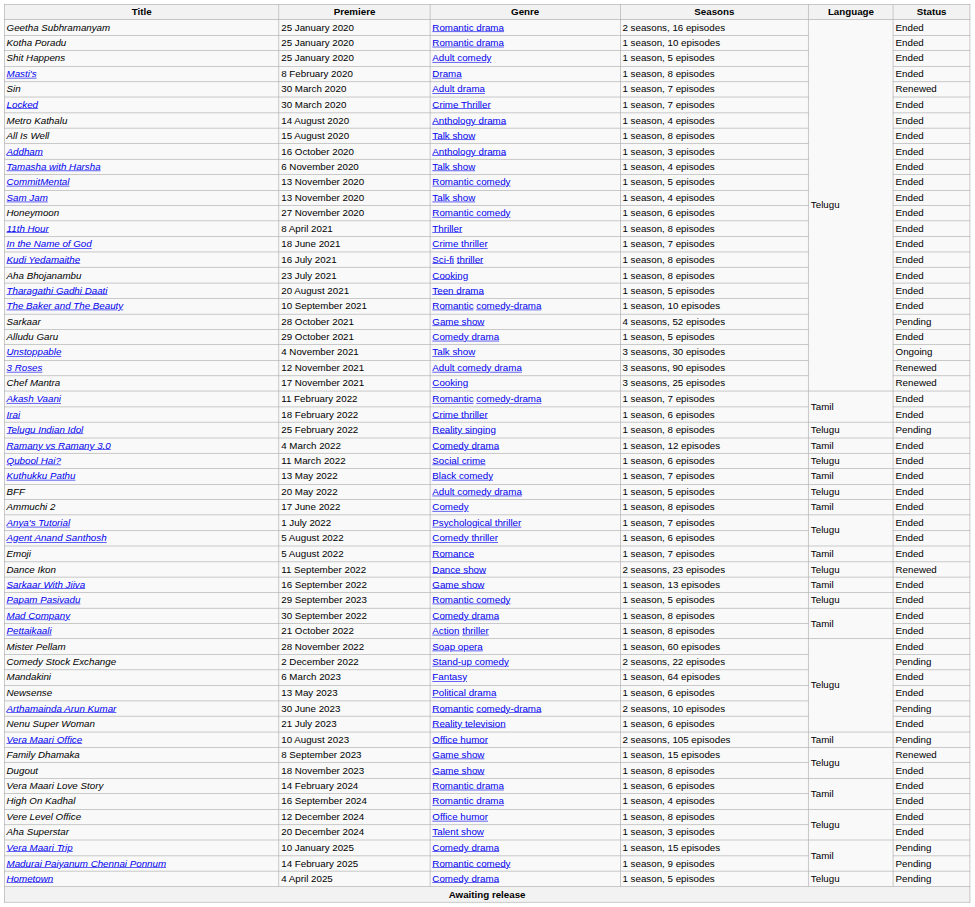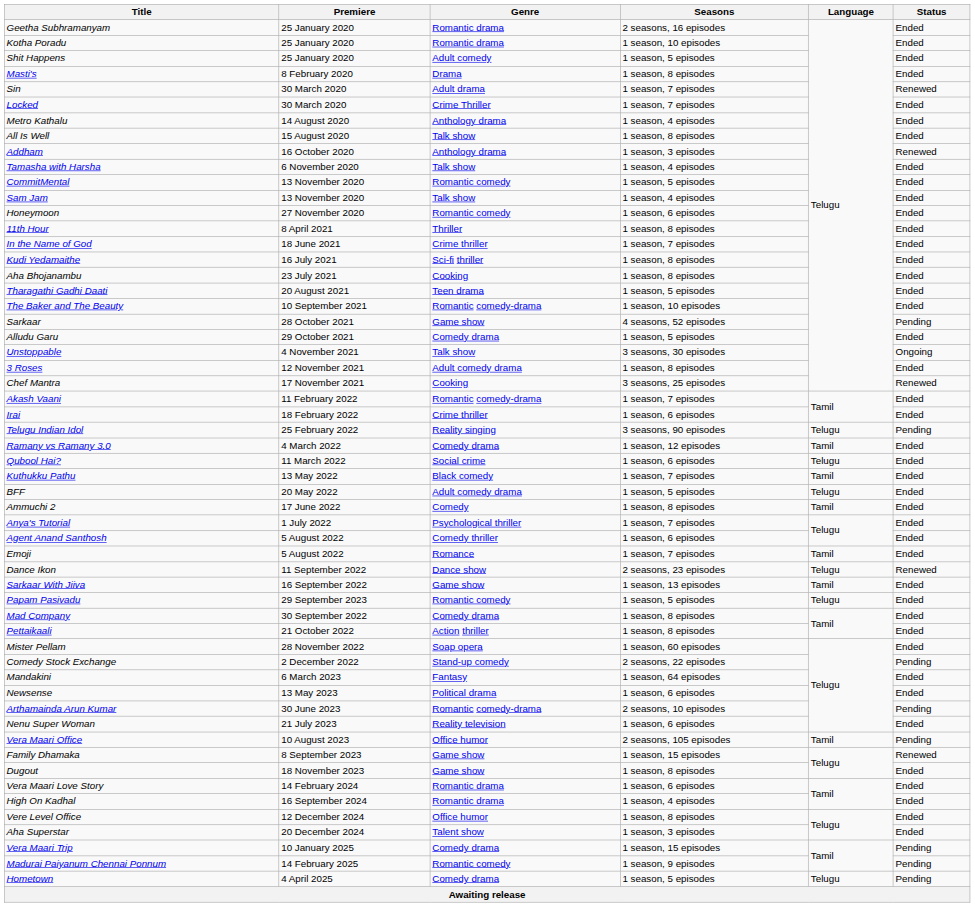(910, 151) Ended -> (916, 151) Renewed
(674, 368) 3 seasons, 90 episodes -> (669, 368) 1 season, 8 episodes
(916, 368) Renewed -> (910, 368) Ended
(669, 430) 1 season, 8 episodes -> (674, 430) 3 seasons, 90 episodes
